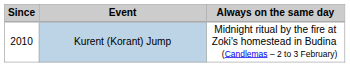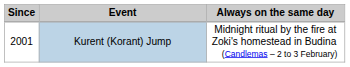(22, 41) 2010 -> (22, 41) 2001
